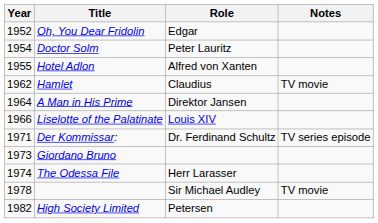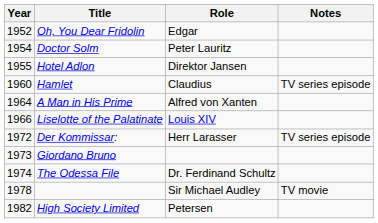(212, 66) Alfred von Xanten -> (207, 66) Direktor Jansen
(19, 84) 1962 -> (19, 84) 1960
(304, 84) TV movie -> (326, 84) TV series episode
(207, 102) Direktor Jansen -> (212, 102) Alfred von Xanten
(19, 137) 1971 -> (19, 137) 1972
(222, 137) Dr. Ferdinand Schultz -> (202, 137) Herr Larasser
(202, 173) Herr Larasser -> (222, 173) Dr. Ferdinand Schultz
